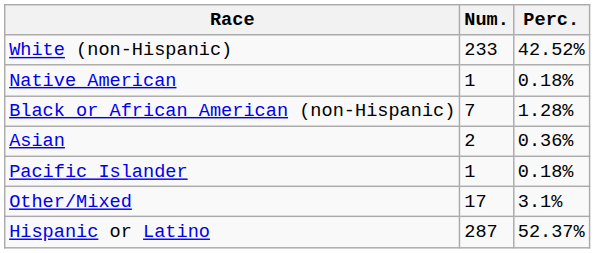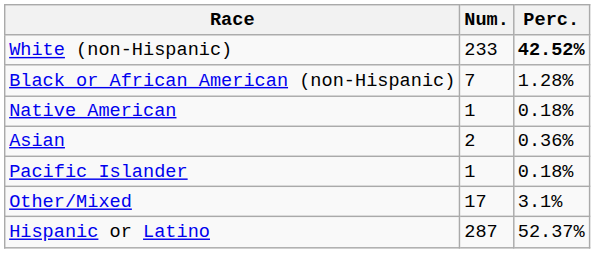(551, 50) normal -> (551, 50) bold
rows swapped: (232, 111) <-> (93, 80)
